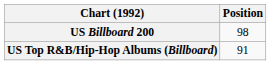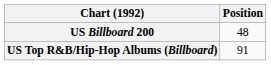(243, 32) 98 -> (243, 32) 48
